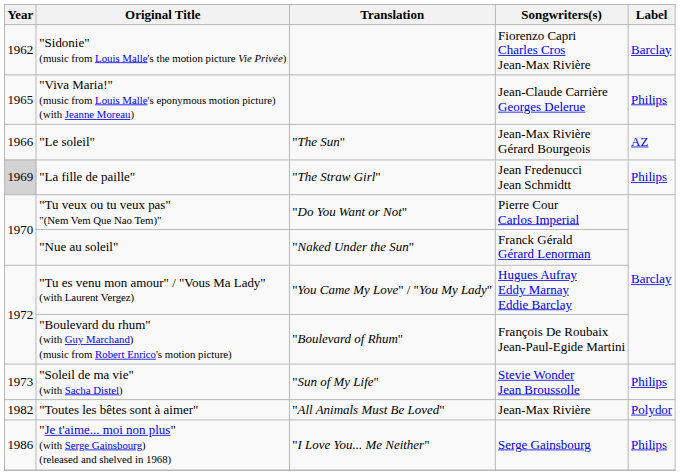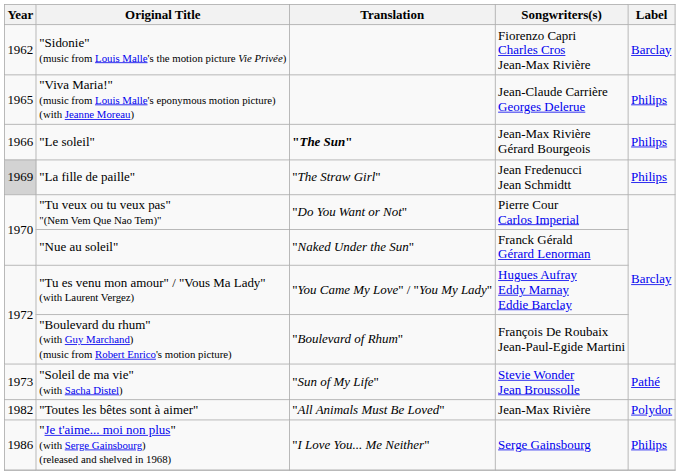(319, 142) normal -> (322, 142) bold
(640, 142) AZ -> (649, 142) Philips
(649, 382) Philips -> (646, 382) Pathé
